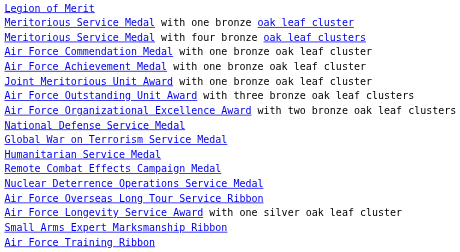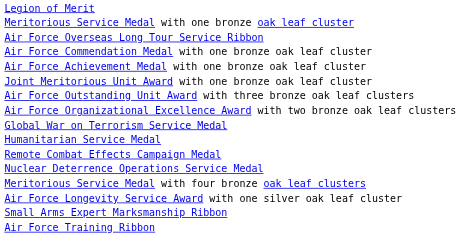rows swapped: (185, 37) <-> (134, 198)
- row: (95, 125)
